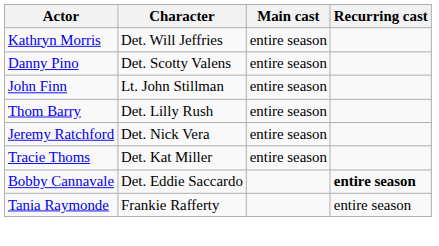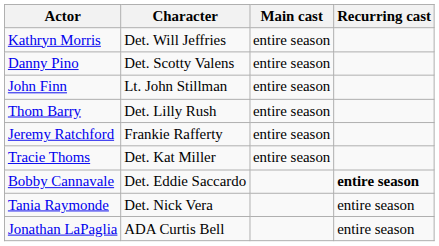(165, 134) Det. Nick Vera -> (173, 134) Frankie Rafferty
(170, 205) Frankie Rafferty -> (169, 205) Det. Nick Vera
+ row: (63, 228)
